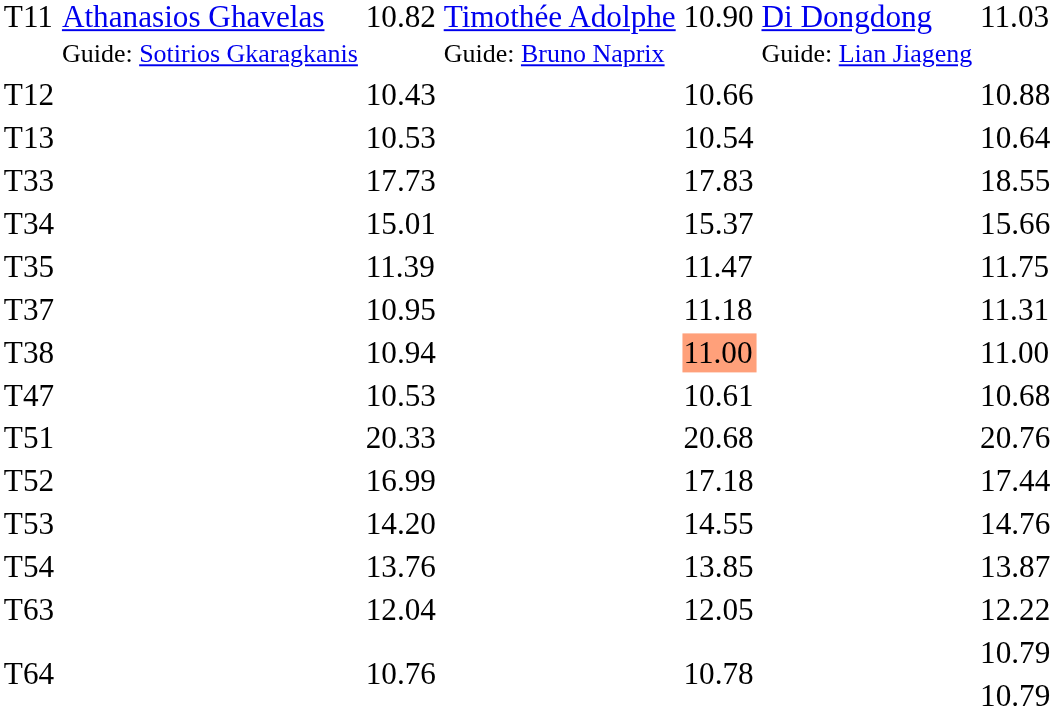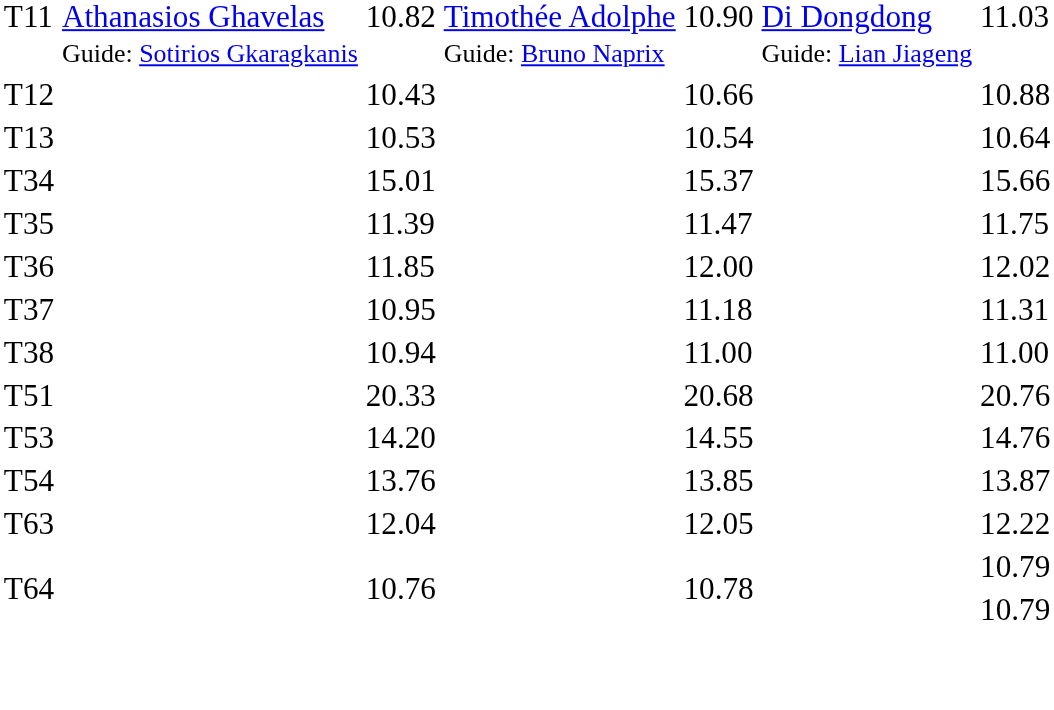- row: (29, 180)
+ row: (29, 266)
(718, 352) lightsalmon background -> (718, 352) no background
- row: (29, 395)
- row: (29, 481)
